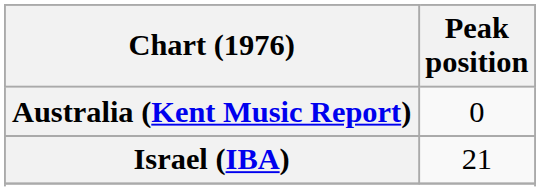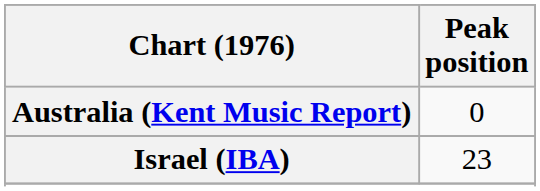(477, 159) 21 -> (477, 159) 23
